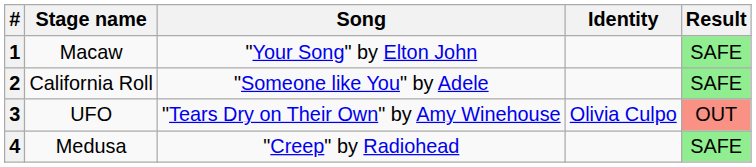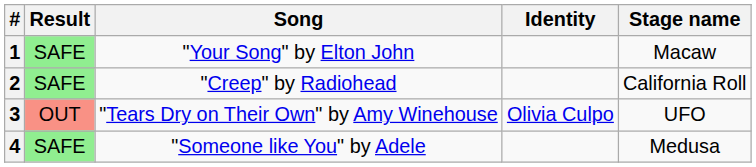columns swapped: (91, 20) <-> (716, 20)
(361, 83) "Someone like You" by Adele -> (298, 83) "Creep" by Radiohead
(361, 146) "Creep" by Radiohead -> (298, 146) "Someone like You" by Adele
